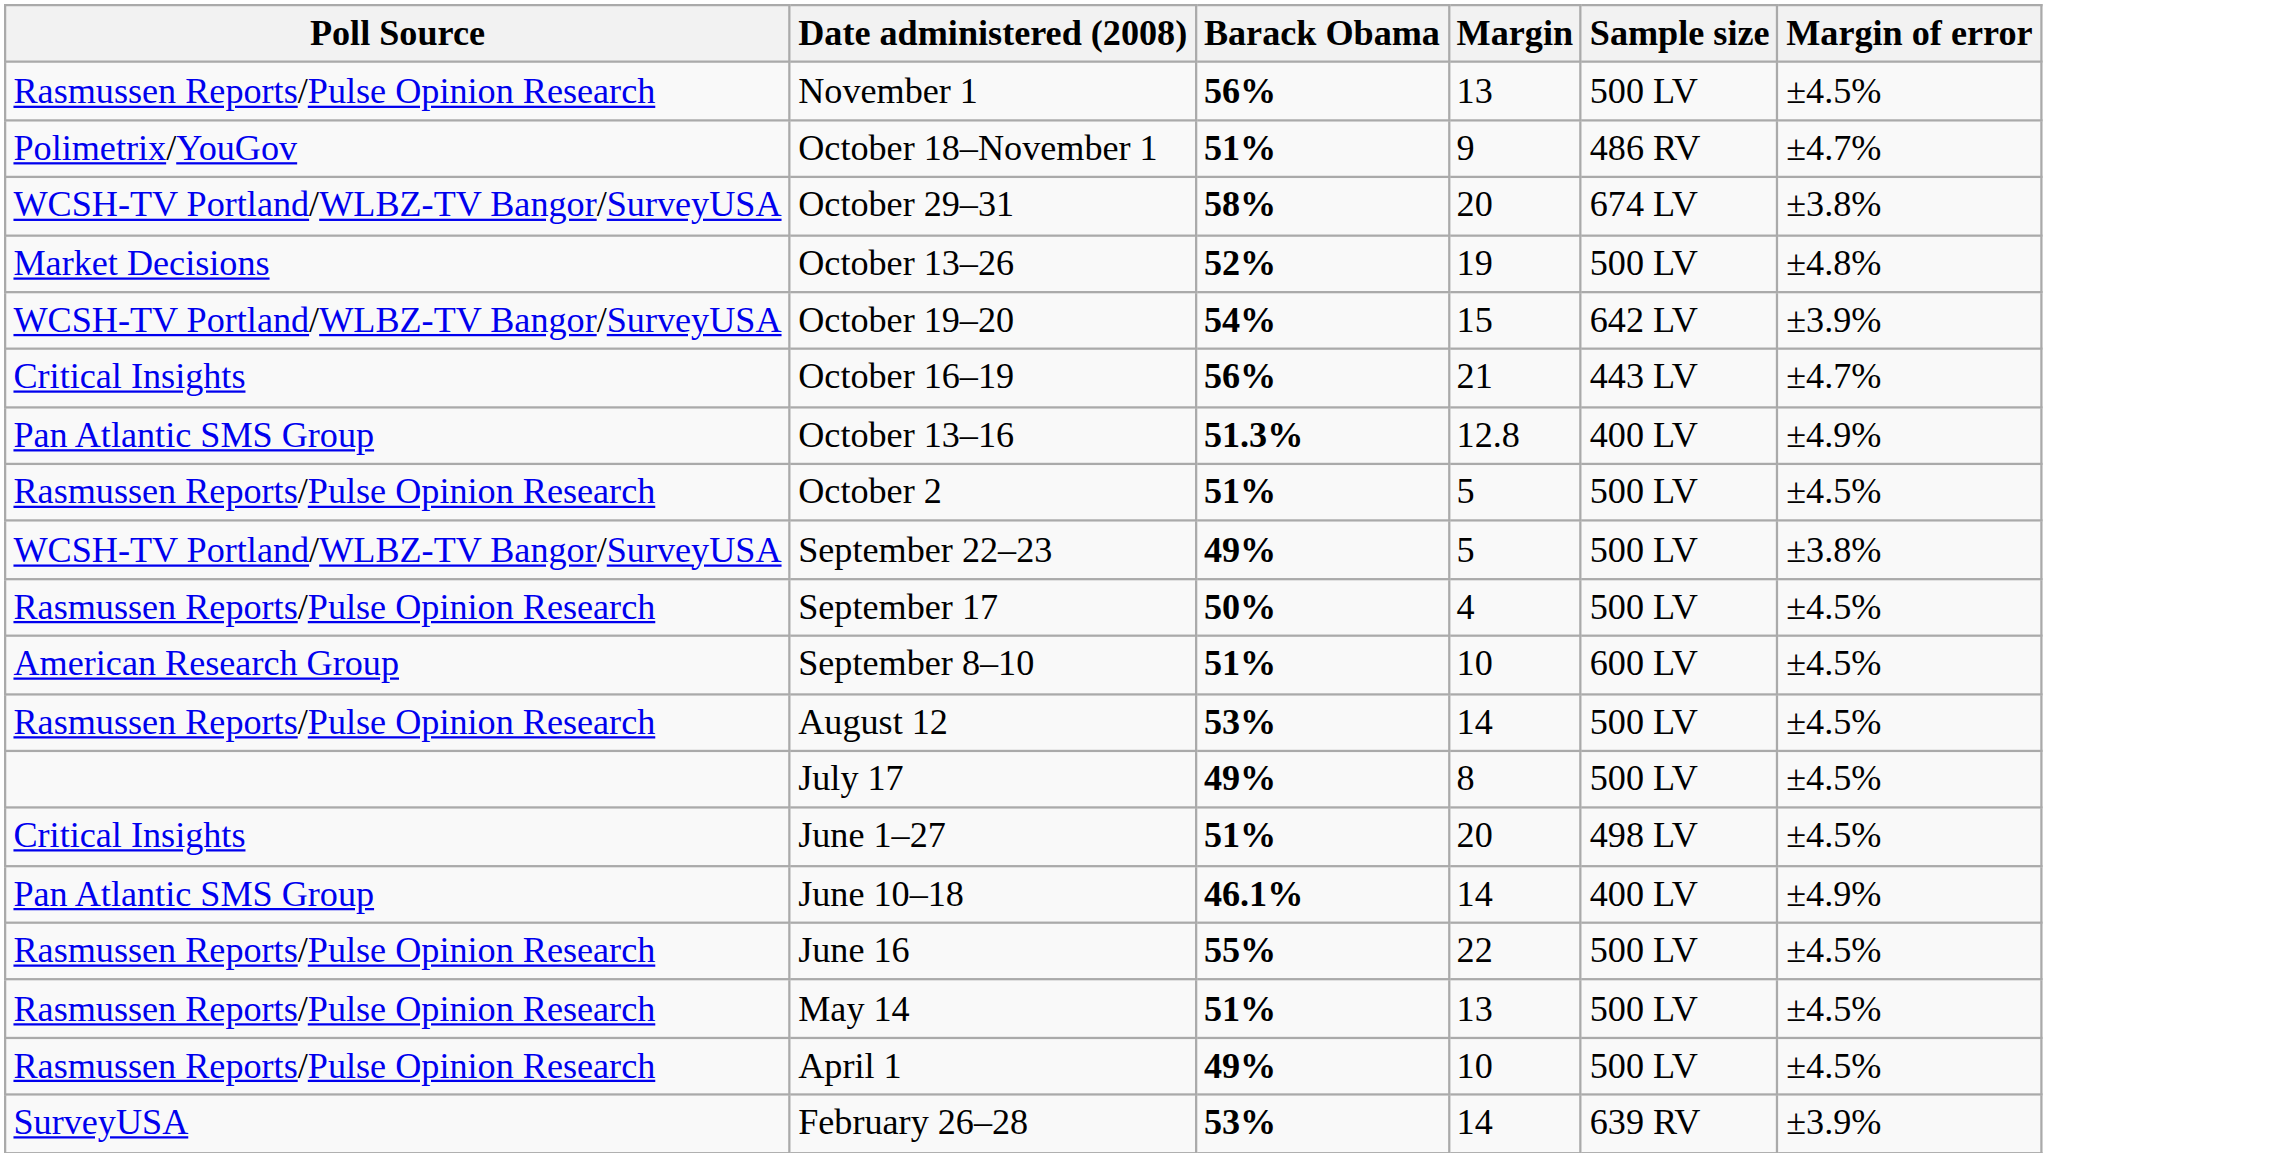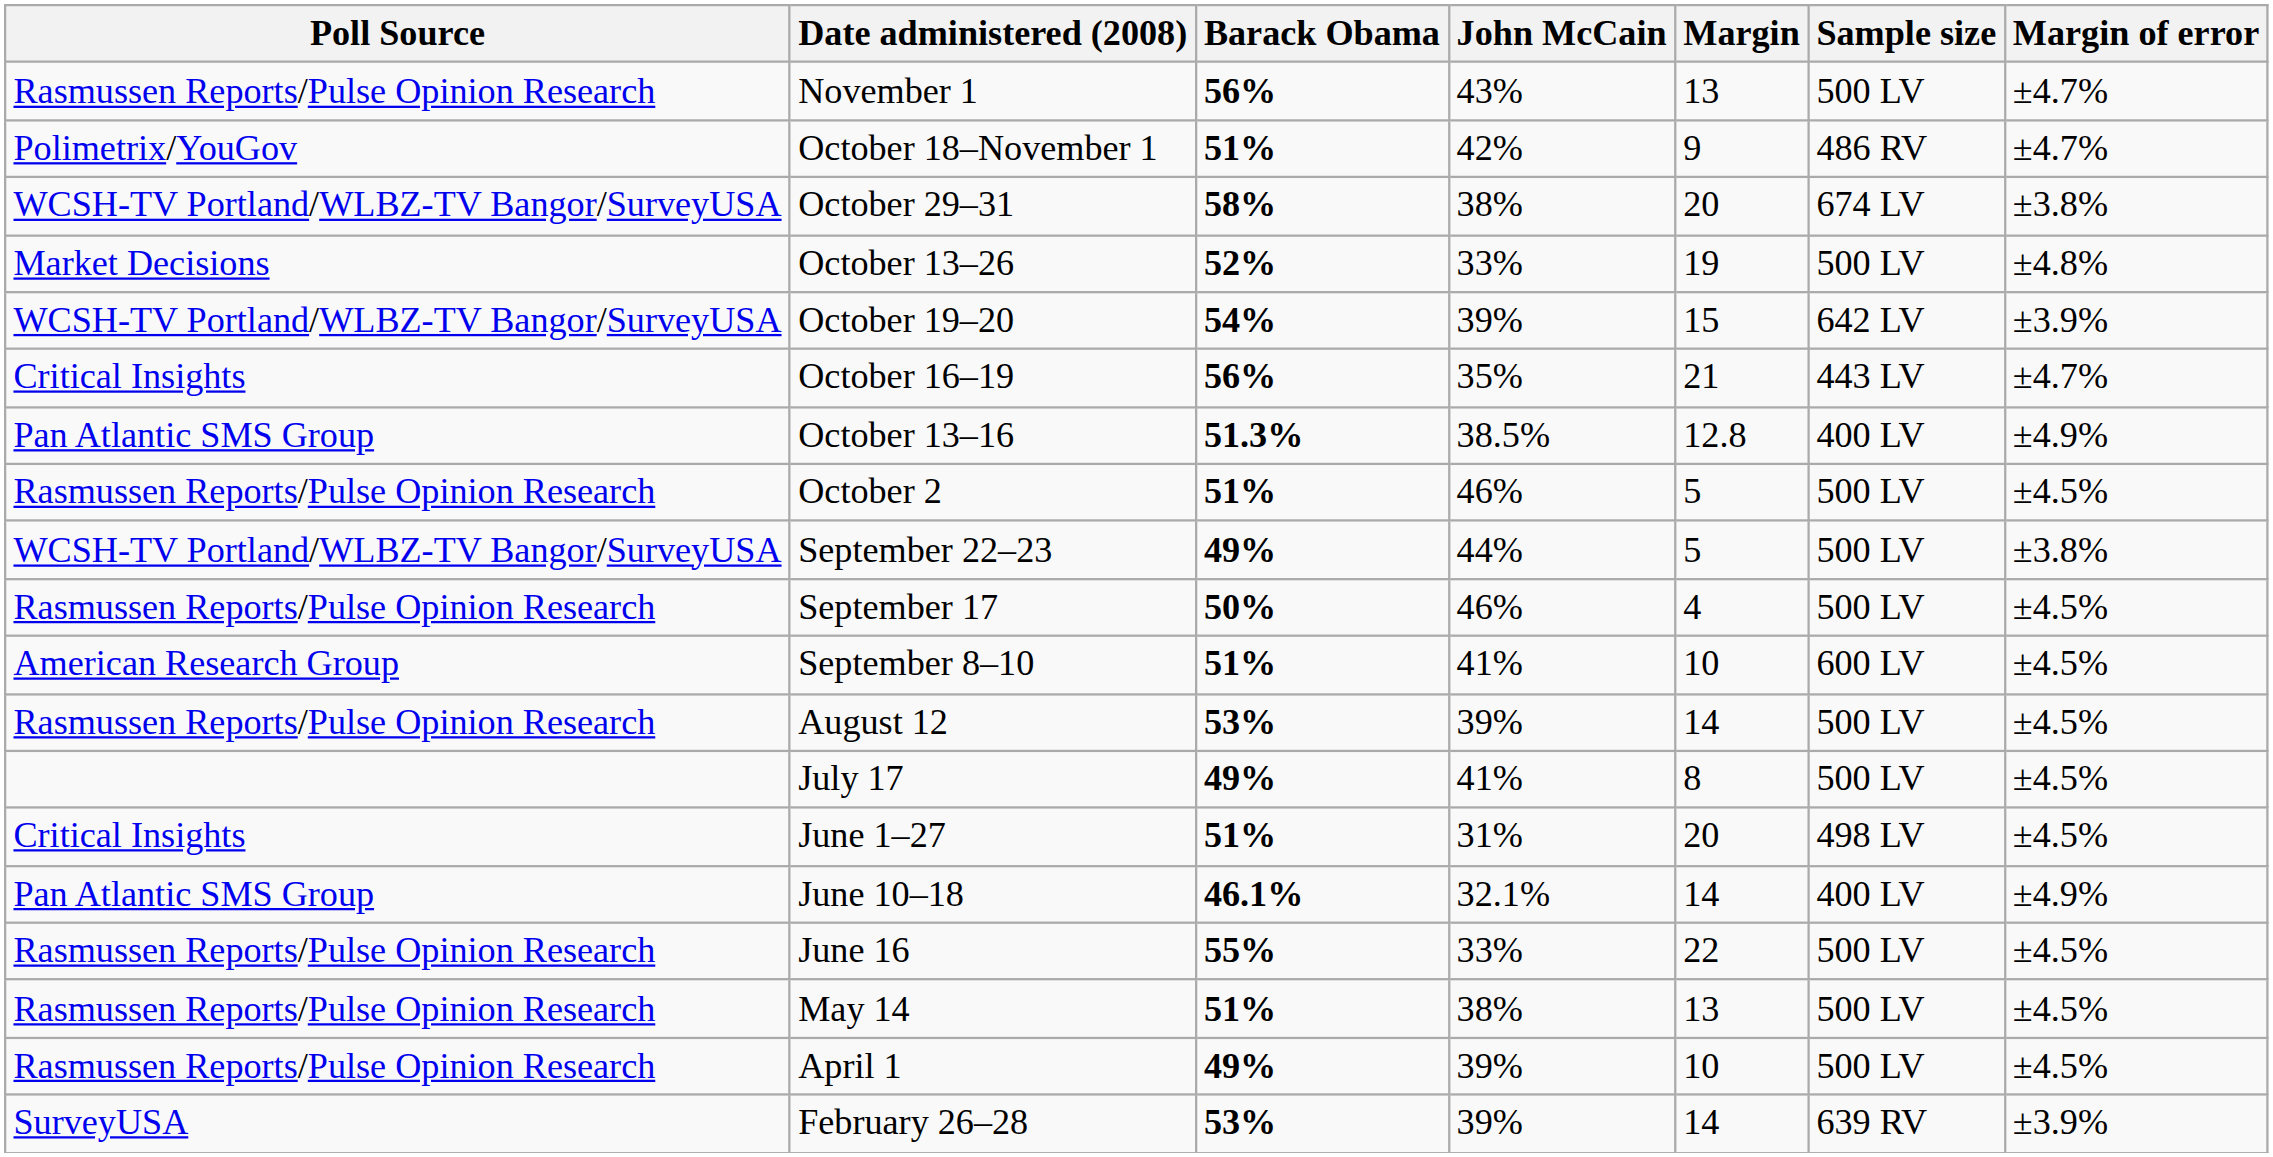+ column: (1562, 33)
(1834, 90) ±4.5% -> (2060, 90) ±4.7%
